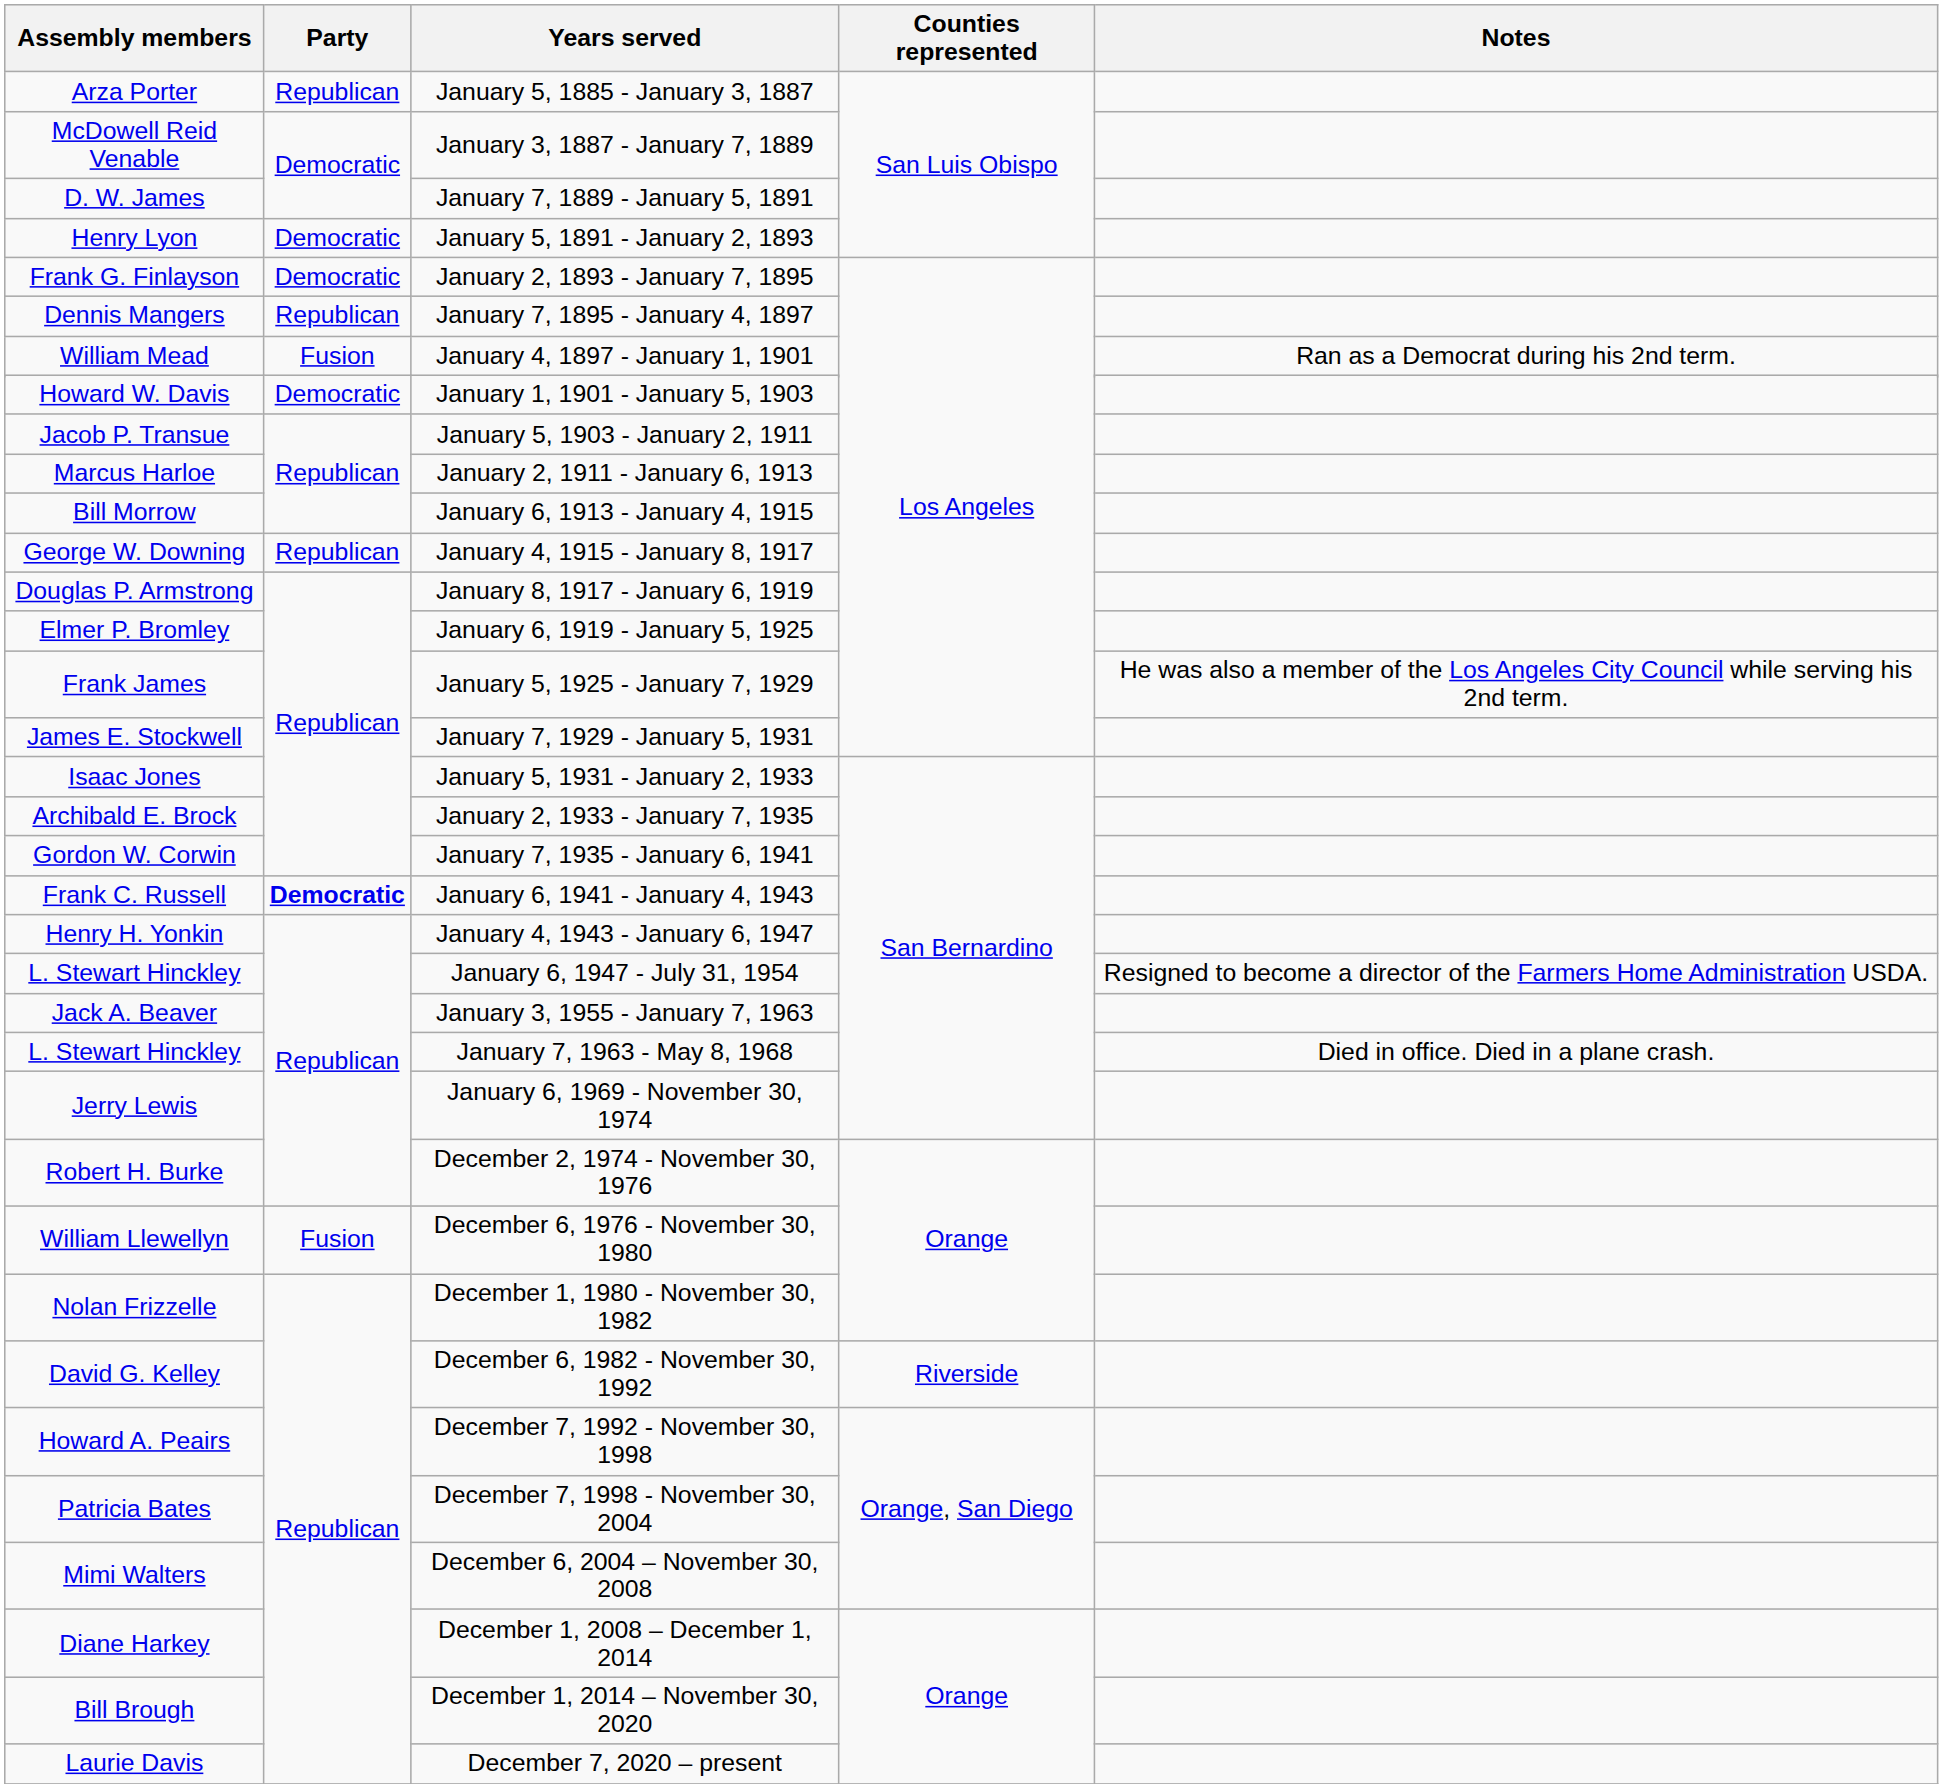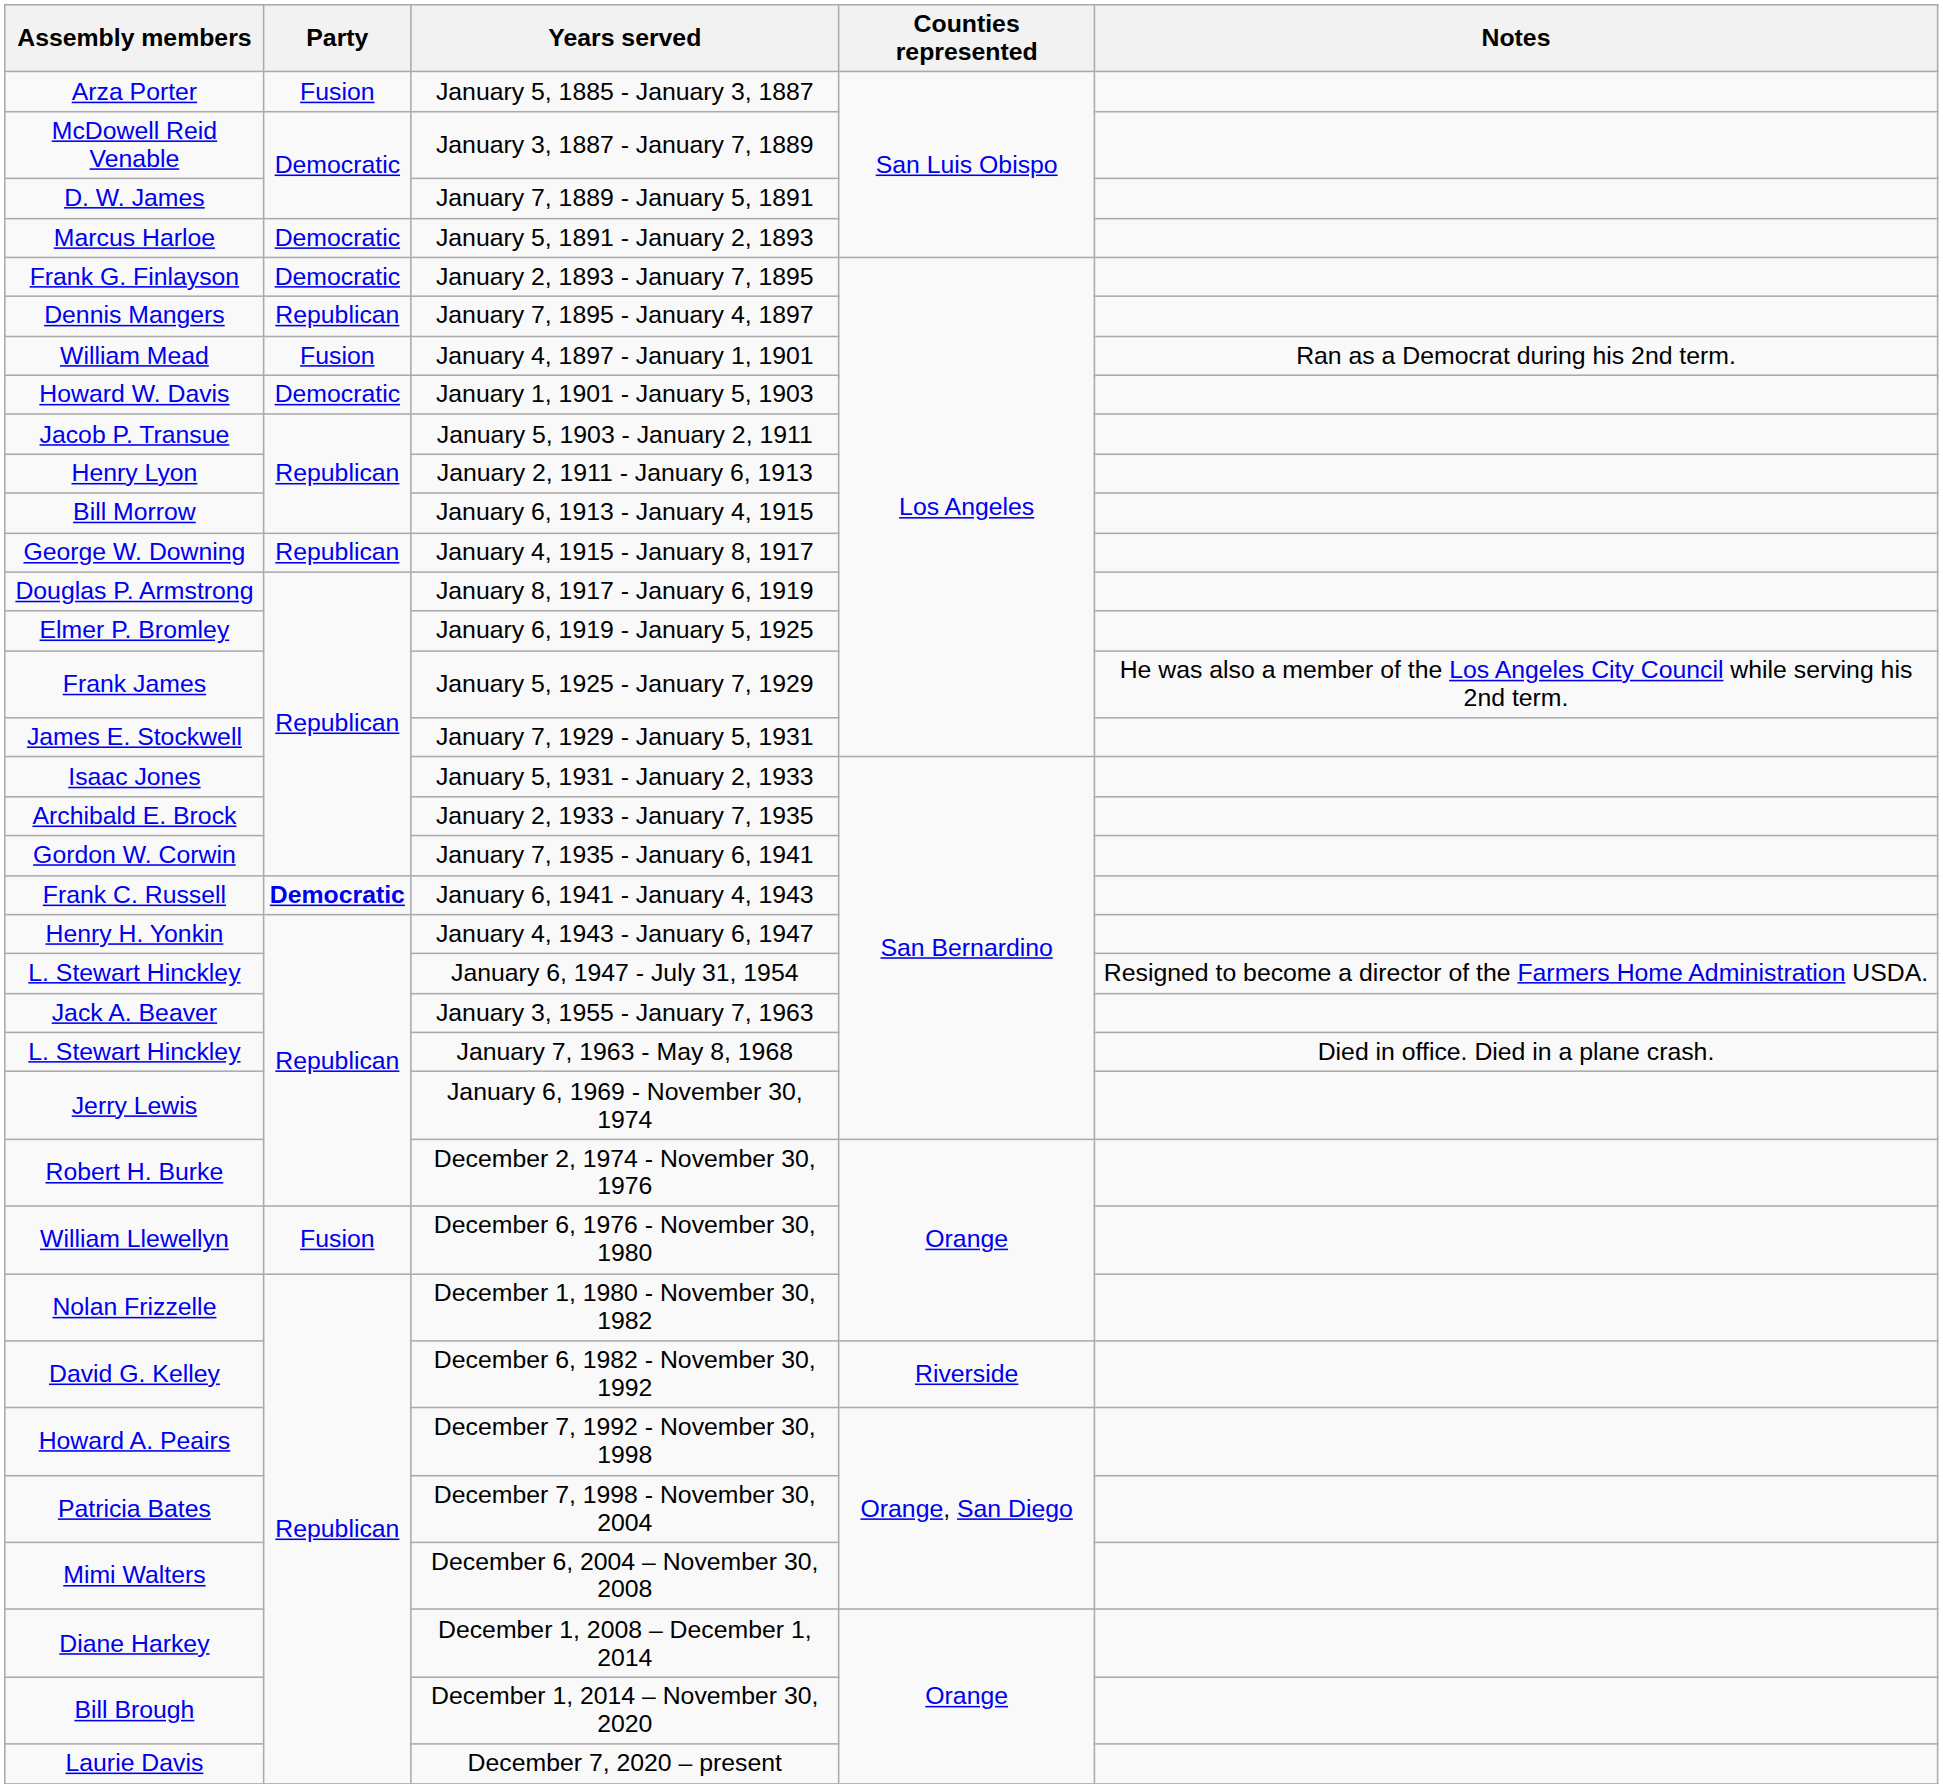(337, 91) Republican -> (337, 91) Fusion
(134, 237) Henry Lyon -> (134, 237) Marcus Harloe
(134, 473) Marcus Harloe -> (134, 473) Henry Lyon
